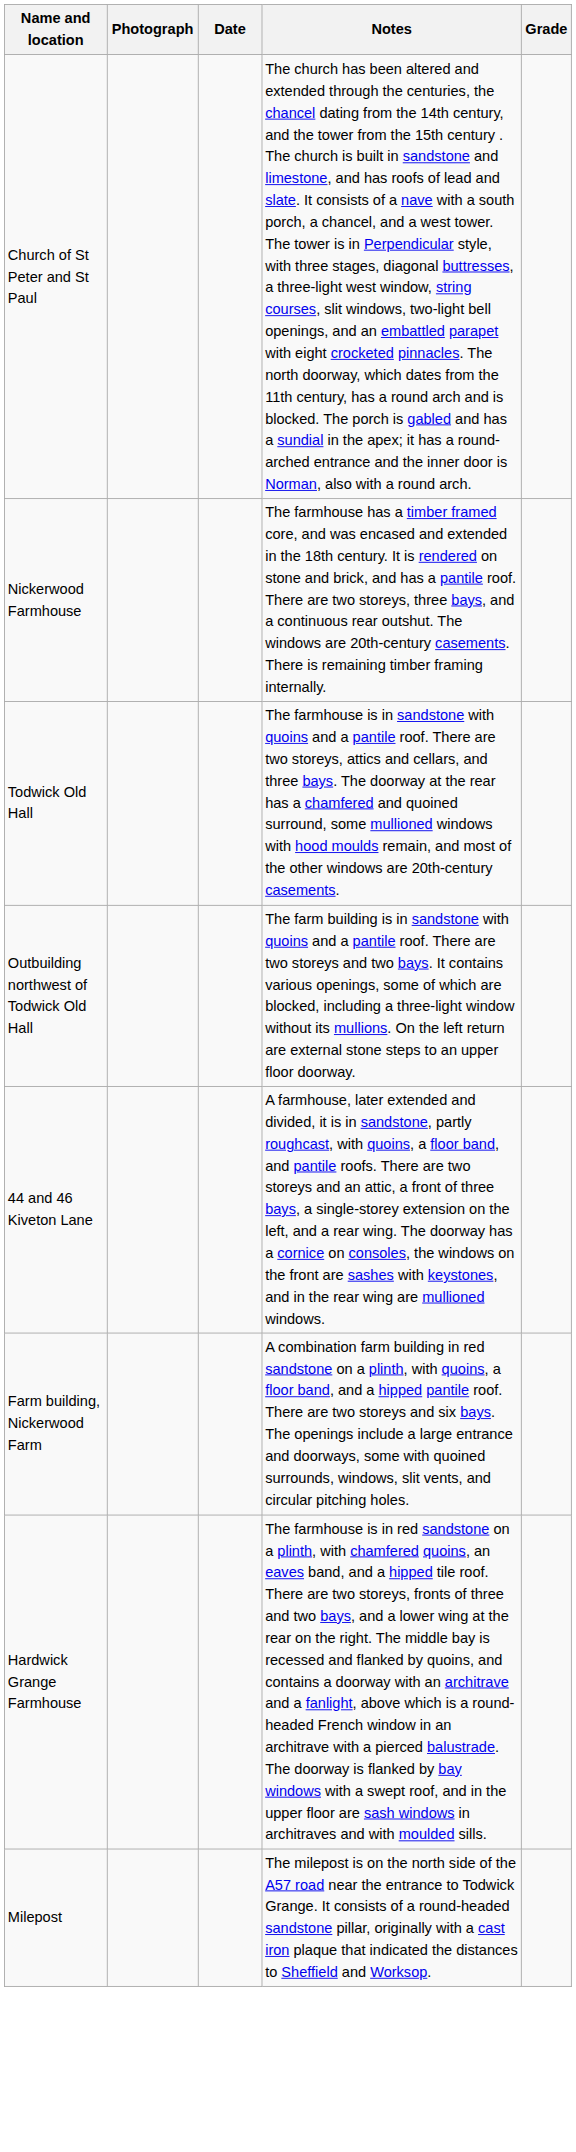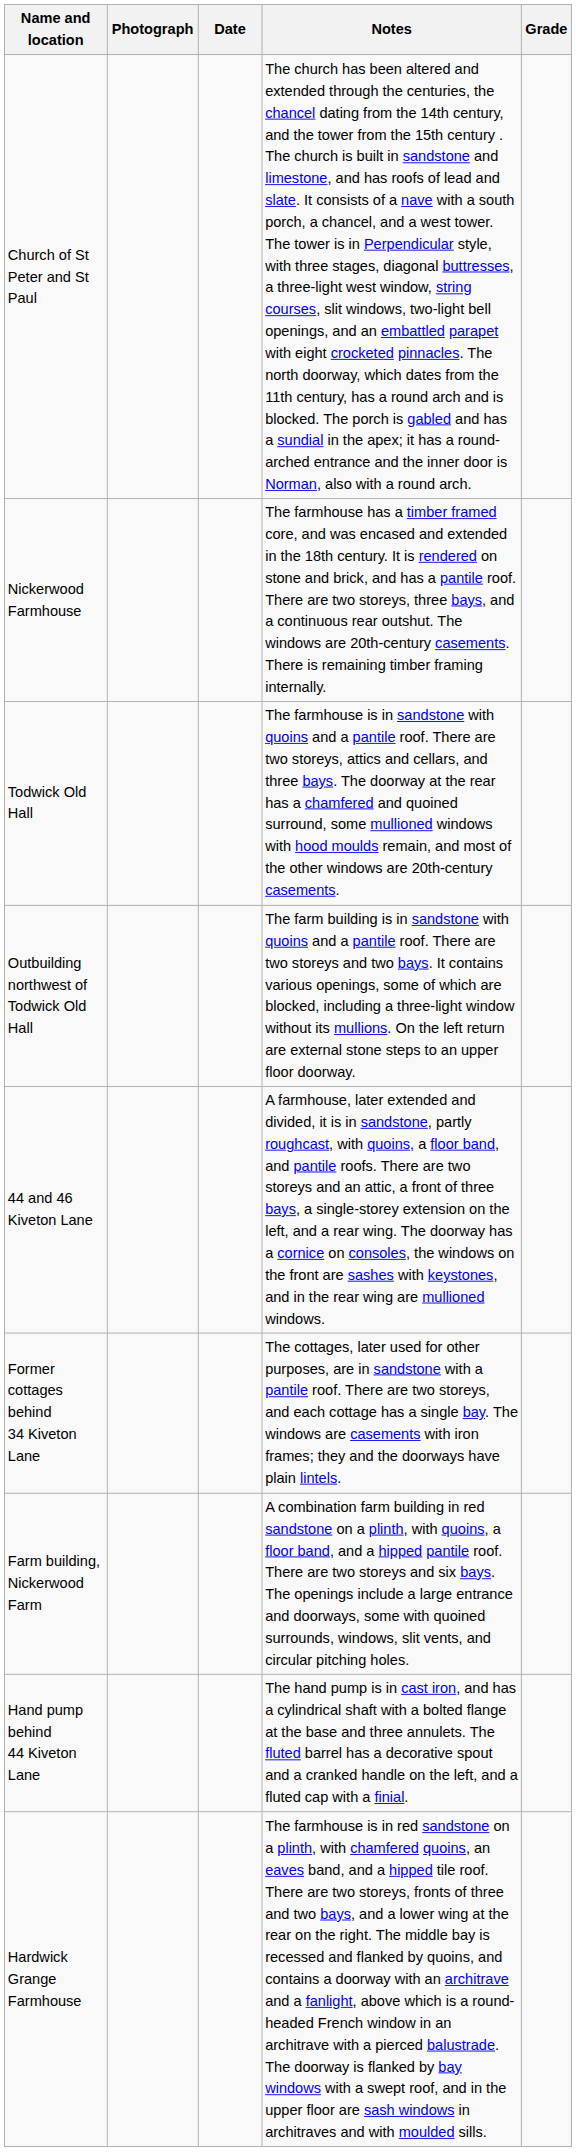+ row: (42, 1413)
+ row: (45, 1743)
- row: (35, 1917)
